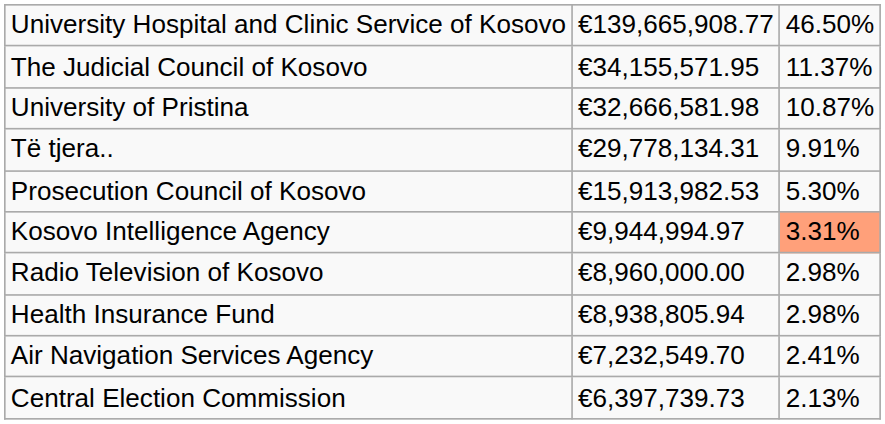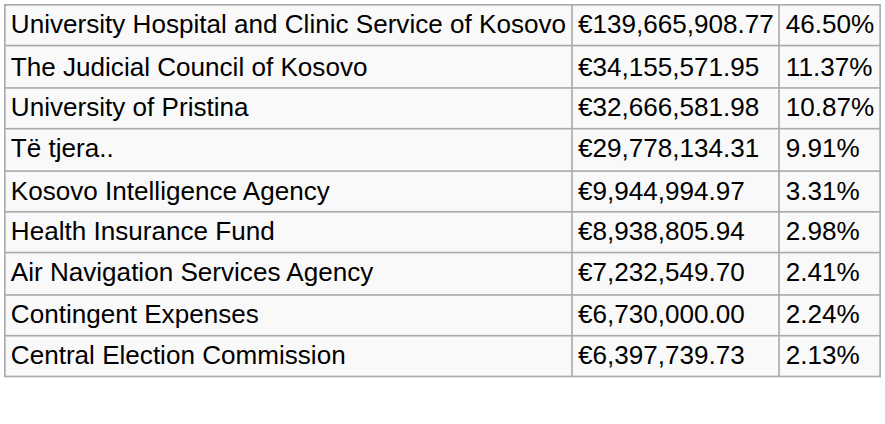- row: (188, 190)
(823, 231) lightsalmon background -> (823, 190) no background
- row: (167, 273)
+ row: (135, 314)
